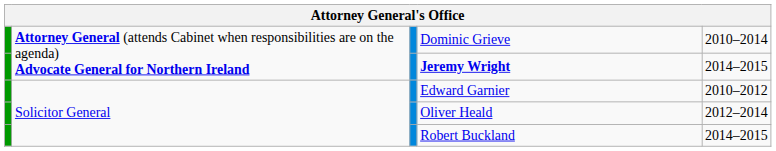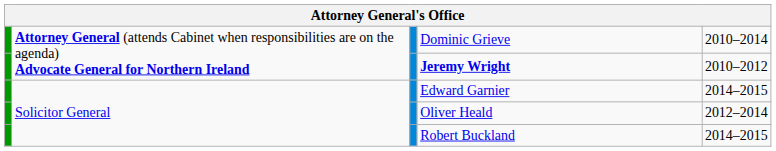(736, 66) 2014–2015 -> (736, 66) 2010–2012
(736, 91) 2010–2012 -> (736, 91) 2014–2015
